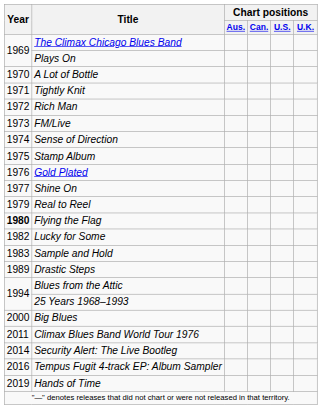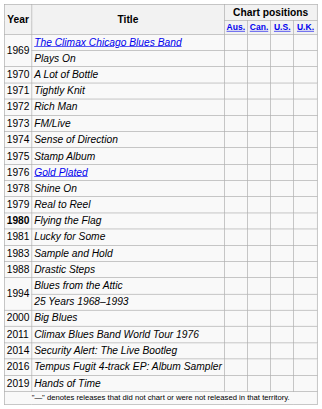(18, 188) 1977 -> (18, 188) 1978
(18, 237) 1982 -> (18, 237) 1981
(18, 269) 1989 -> (18, 269) 1988
